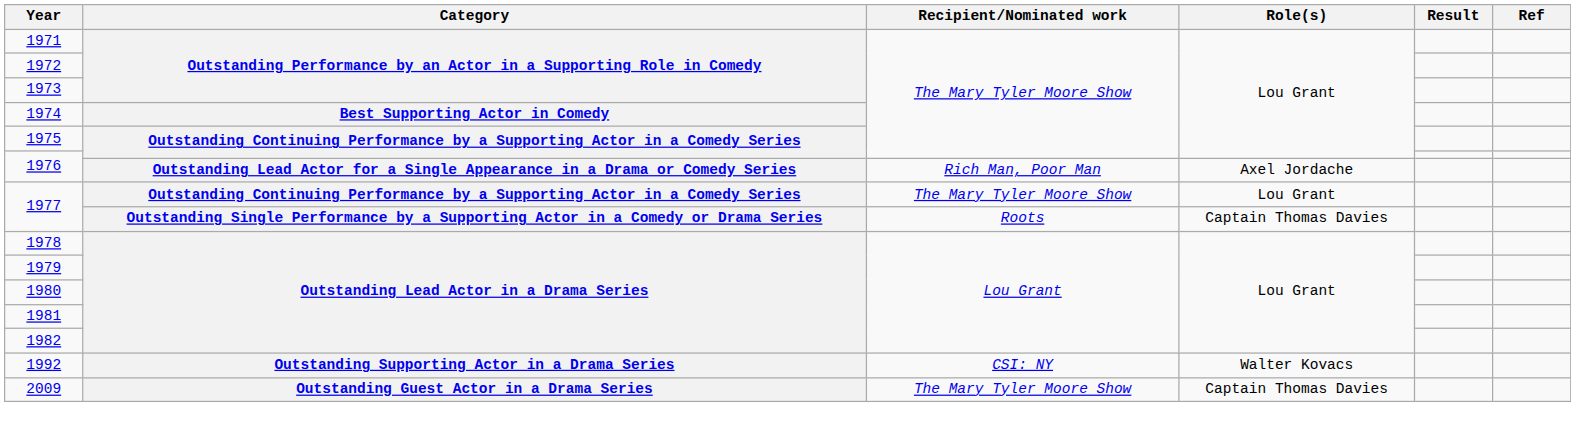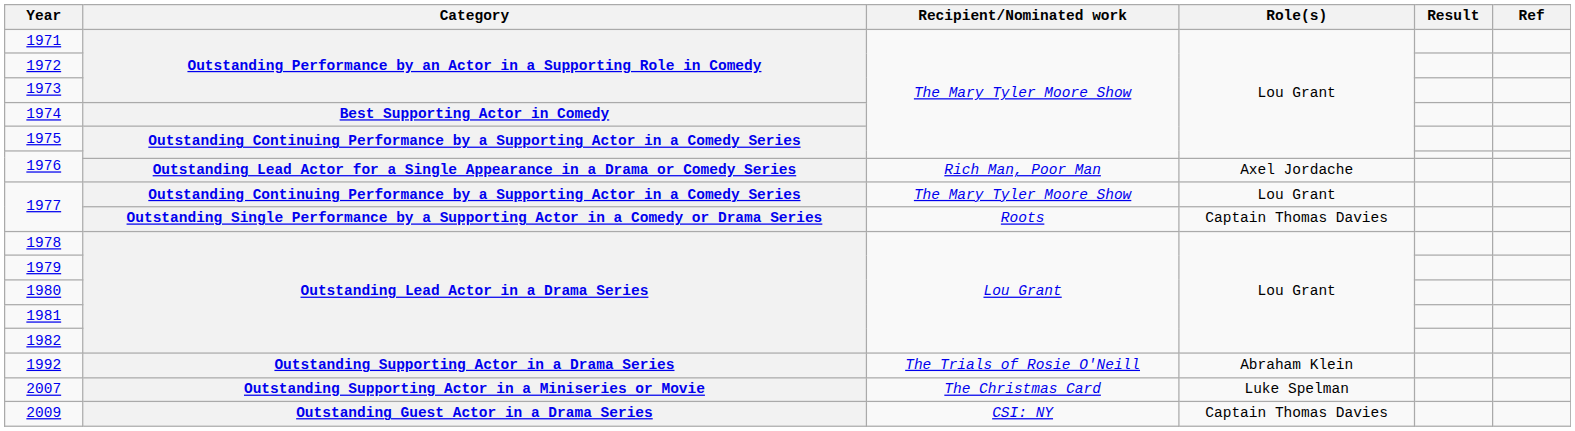(1023, 365) CSI: NY -> (1023, 365) The Trials of Rosie O'Neill
(1297, 365) Walter Kovacs -> (1297, 365) Abraham Klein
+ row: (44, 389)
(1023, 389) The Mary Tyler Moore Show -> (1023, 413) CSI: NY
